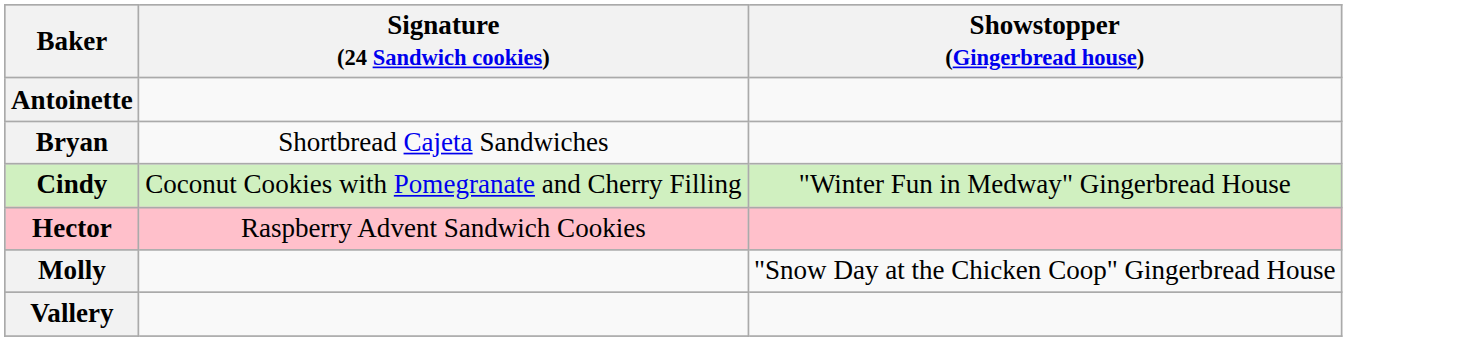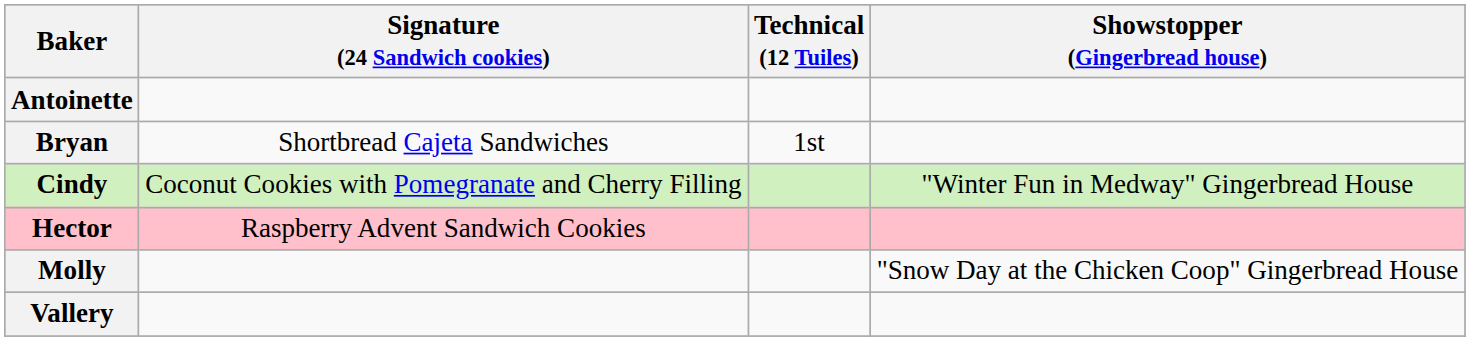+ column: (809, 41)
